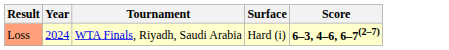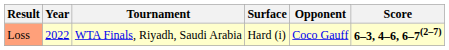+ column: (320, 14)
(57, 34) 2024 -> (57, 34) 2022
